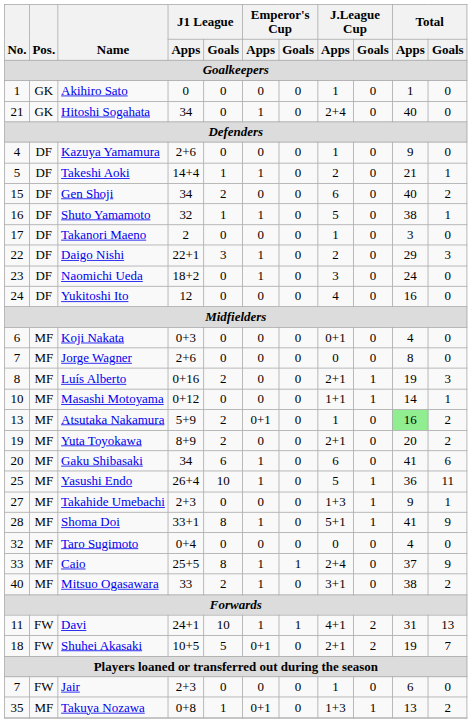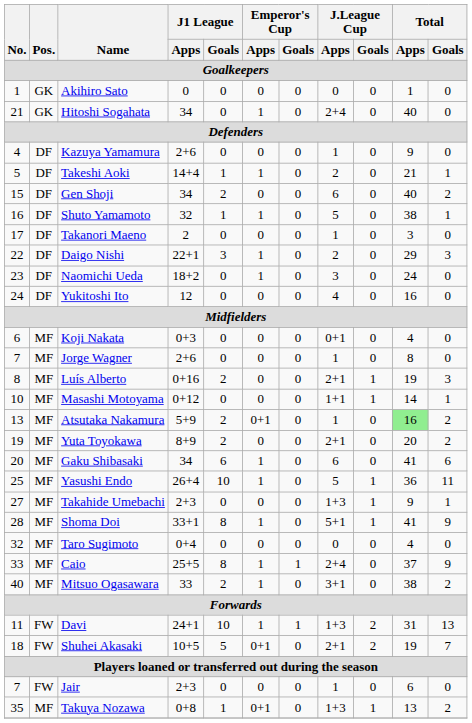(336, 91) 1 -> (336, 91) 0
(336, 358) 0 -> (336, 358) 1
(336, 625) 4+1 -> (336, 625) 1+3
